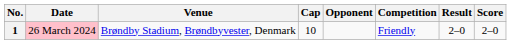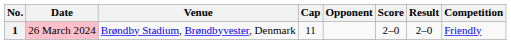columns swapped: (490, 13) <-> (407, 13)
(311, 30) 10 -> (311, 30) 11
